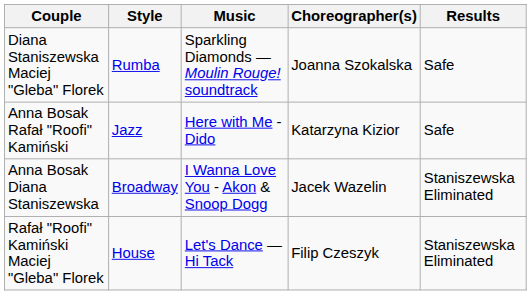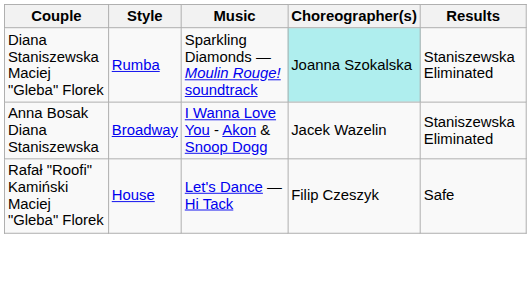(352, 65) no background -> (352, 65) paleturquoise background
(439, 65) Safe -> (469, 65) Staniszewska Eliminated
- row: (50, 130)
(469, 252) Staniszewska Eliminated -> (439, 195) Safe
